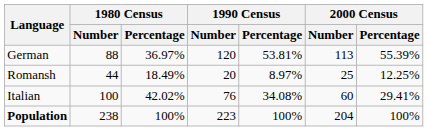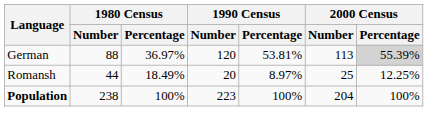(400, 55) no background -> (400, 55) lightgrey background
- row: (24, 95)
